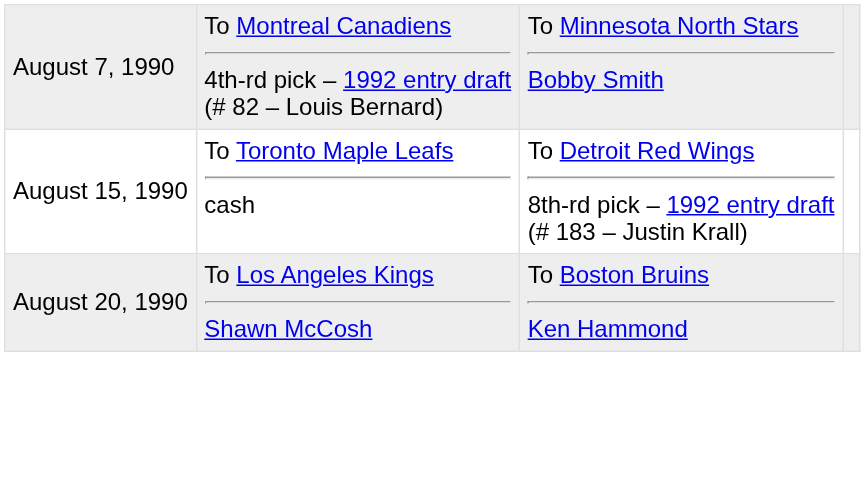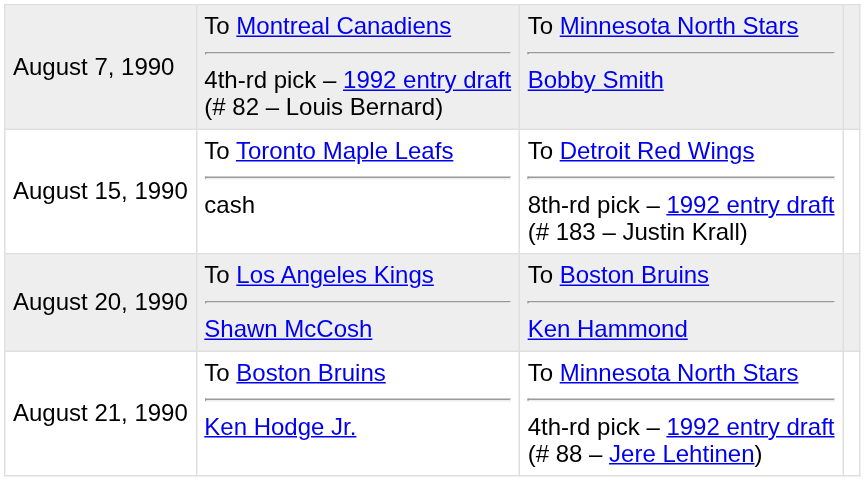+ row: (100, 413)
